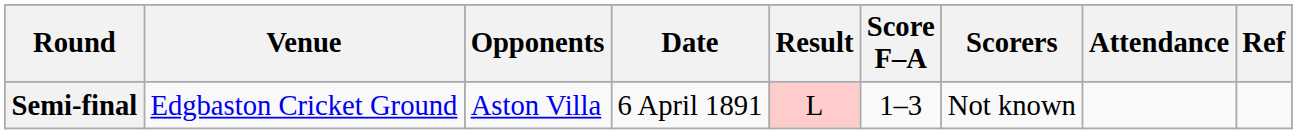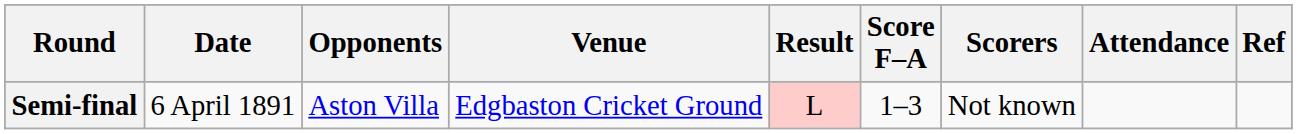columns swapped: (690, 43) <-> (304, 43)
